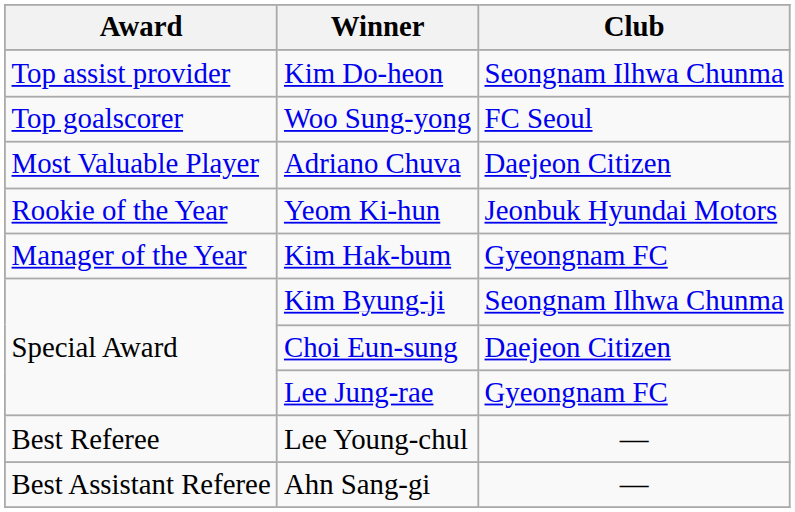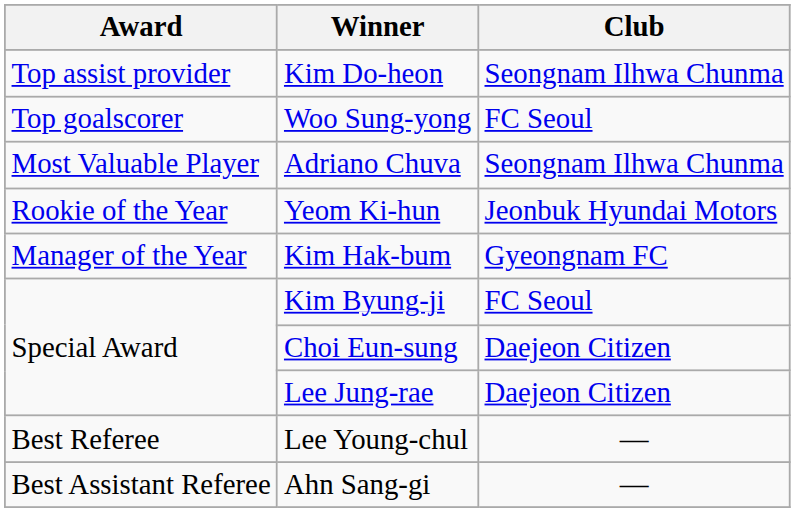(578, 164) Daejeon Citizen -> (634, 164) Seongnam Ilhwa Chunma
(634, 301) Seongnam Ilhwa Chunma -> (539, 301) FC Seoul
(576, 392) Gyeongnam FC -> (578, 392) Daejeon Citizen
